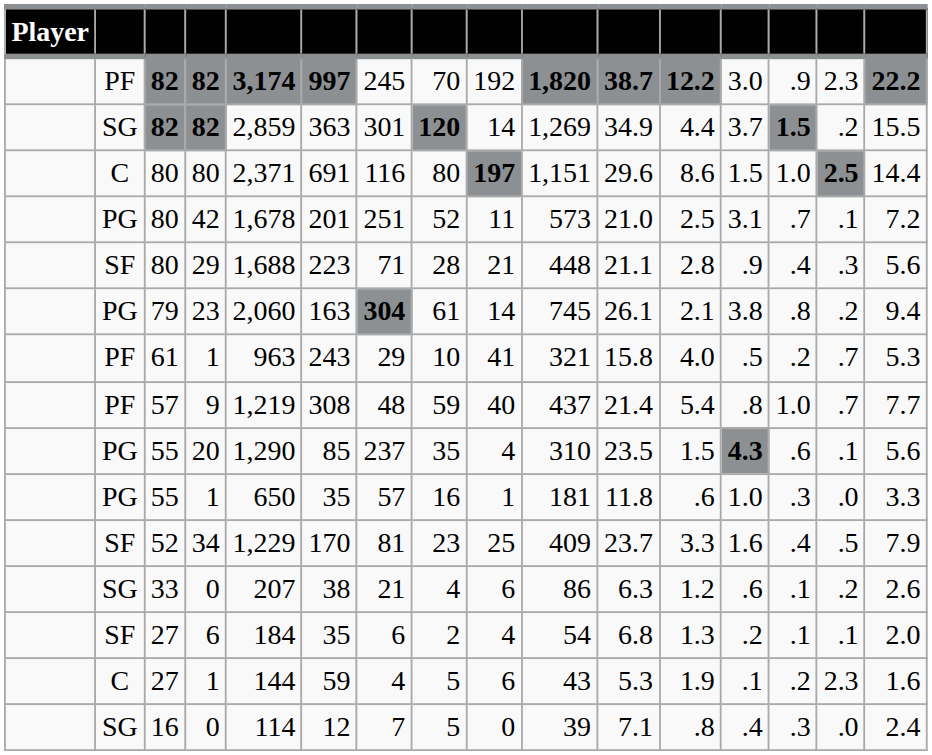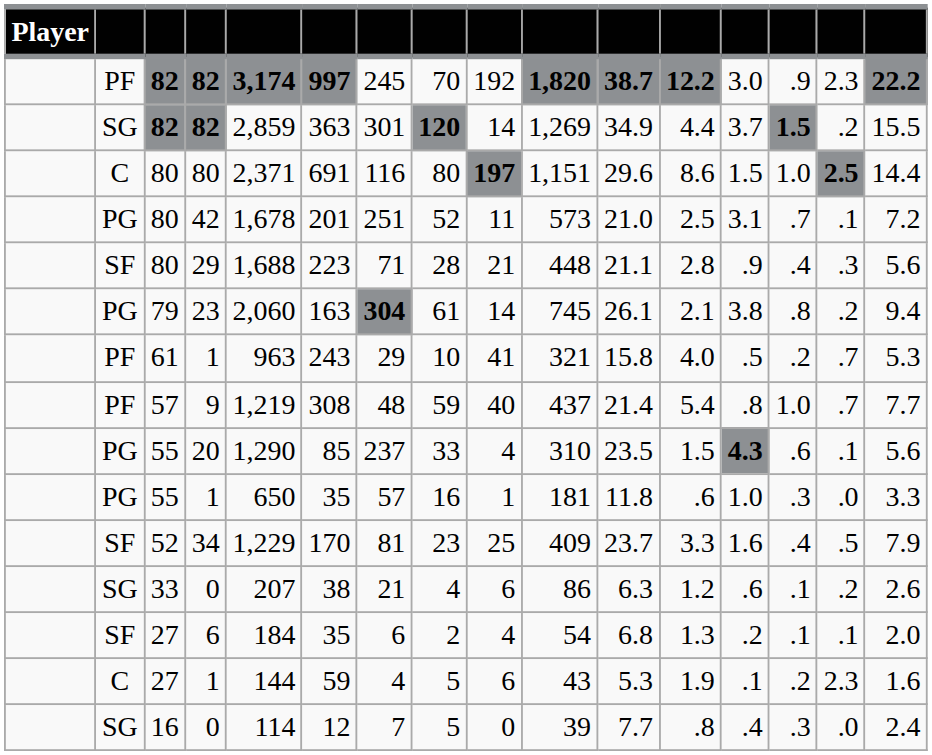(446, 450) 35 -> (446, 450) 33
(635, 726) 7.1 -> (635, 726) 7.7
